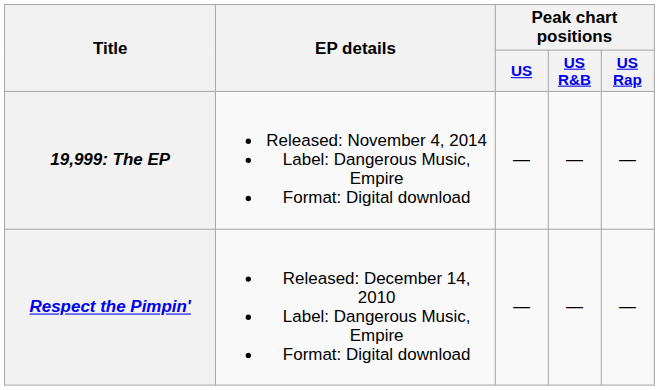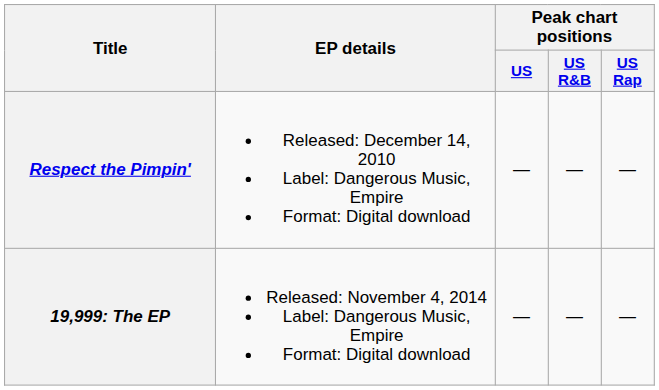rows swapped: (110, 306) <-> (110, 160)
